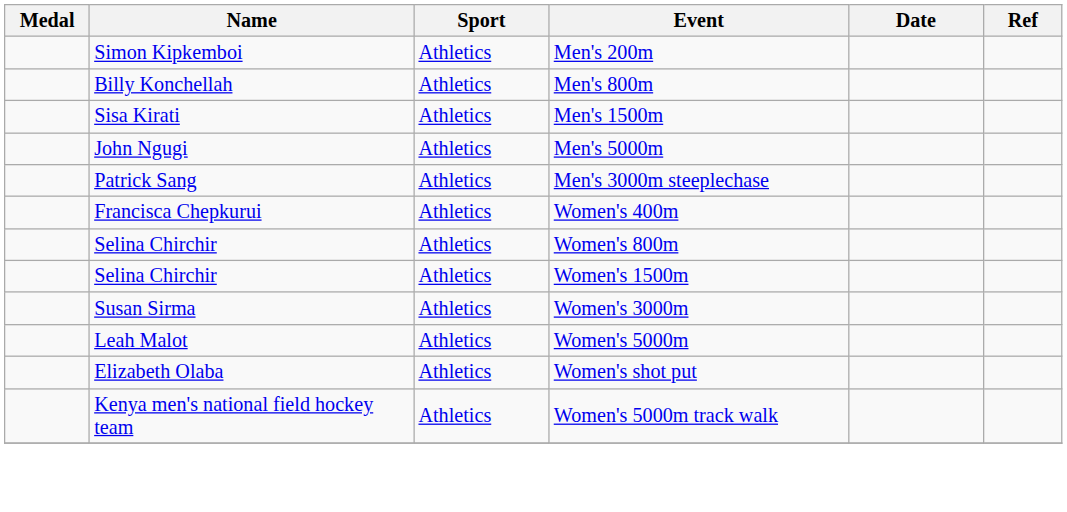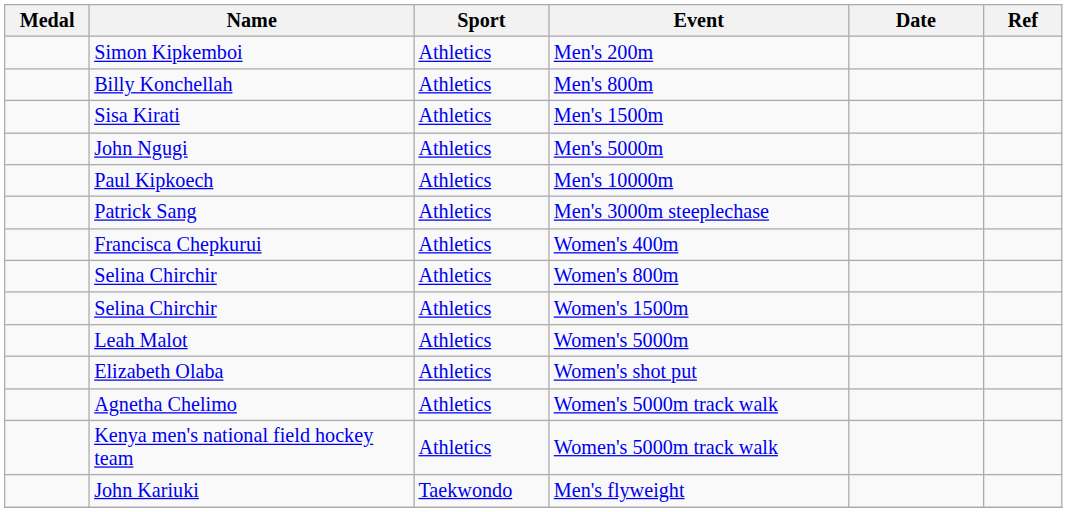+ row: (154, 180)
- row: (145, 308)
+ row: (166, 404)
+ row: (147, 490)
